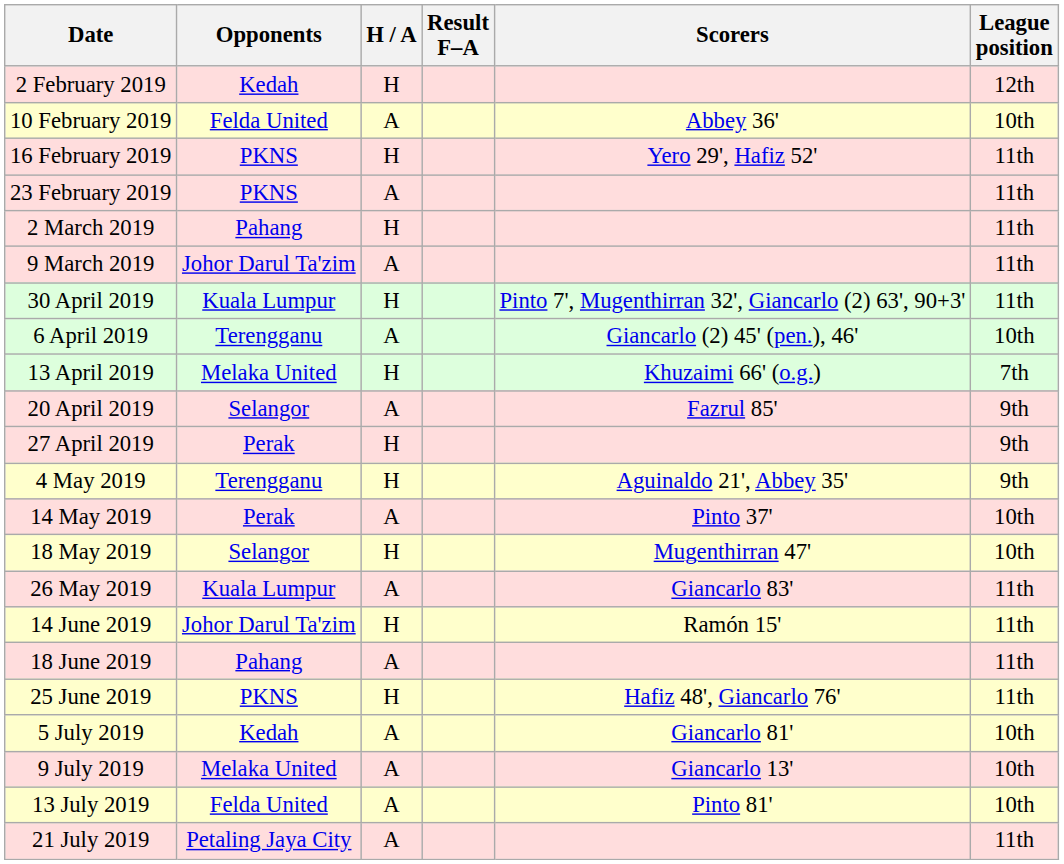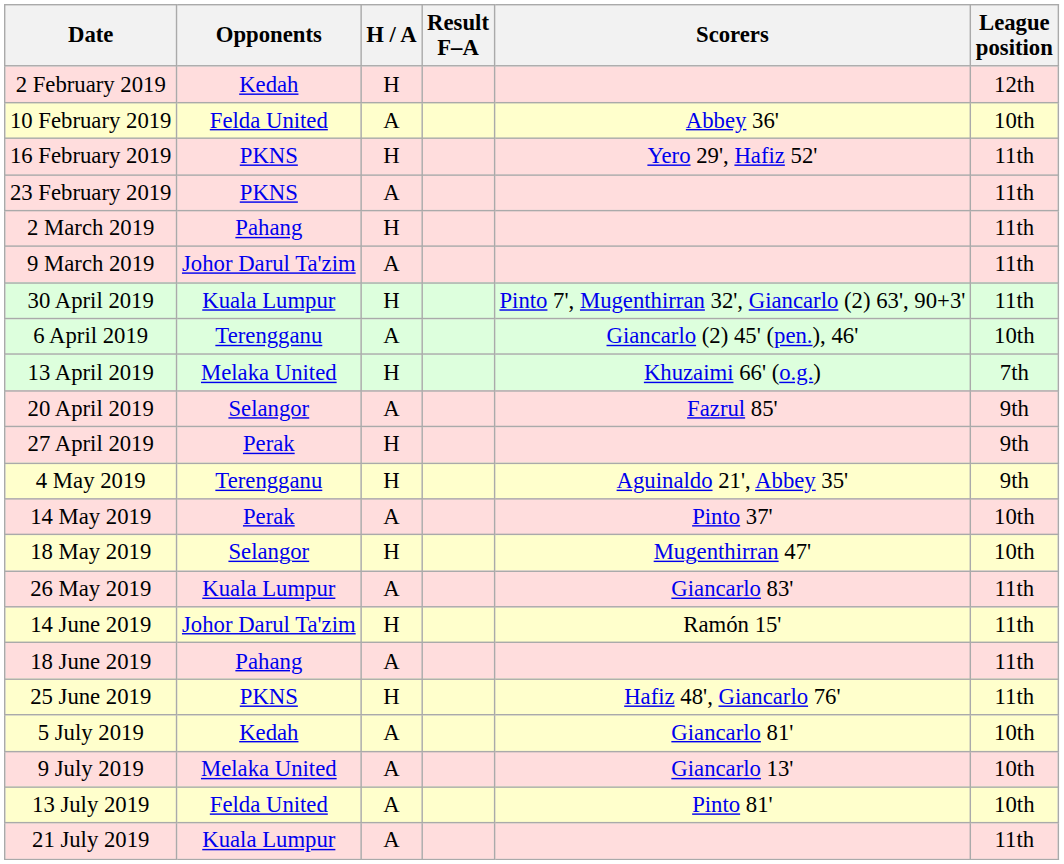(269, 840) Petaling Jaya City -> (269, 840) Kuala Lumpur
